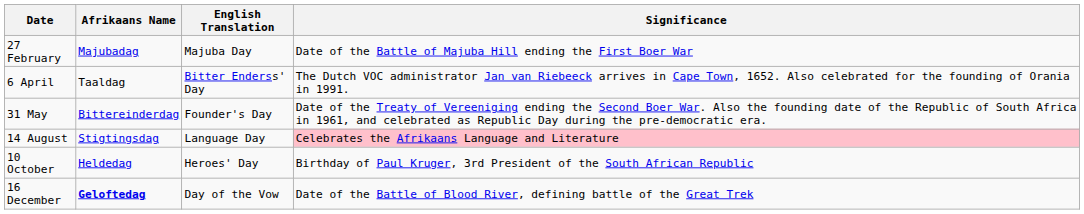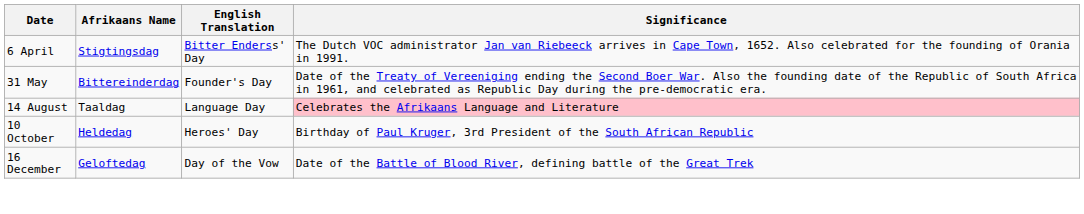- row: (34, 51)
(102, 82) Taaldag -> (119, 51) Stigtingsdag
(119, 138) Stigtingsdag -> (102, 107) Taaldag
(112, 194) bold -> (112, 163) normal
